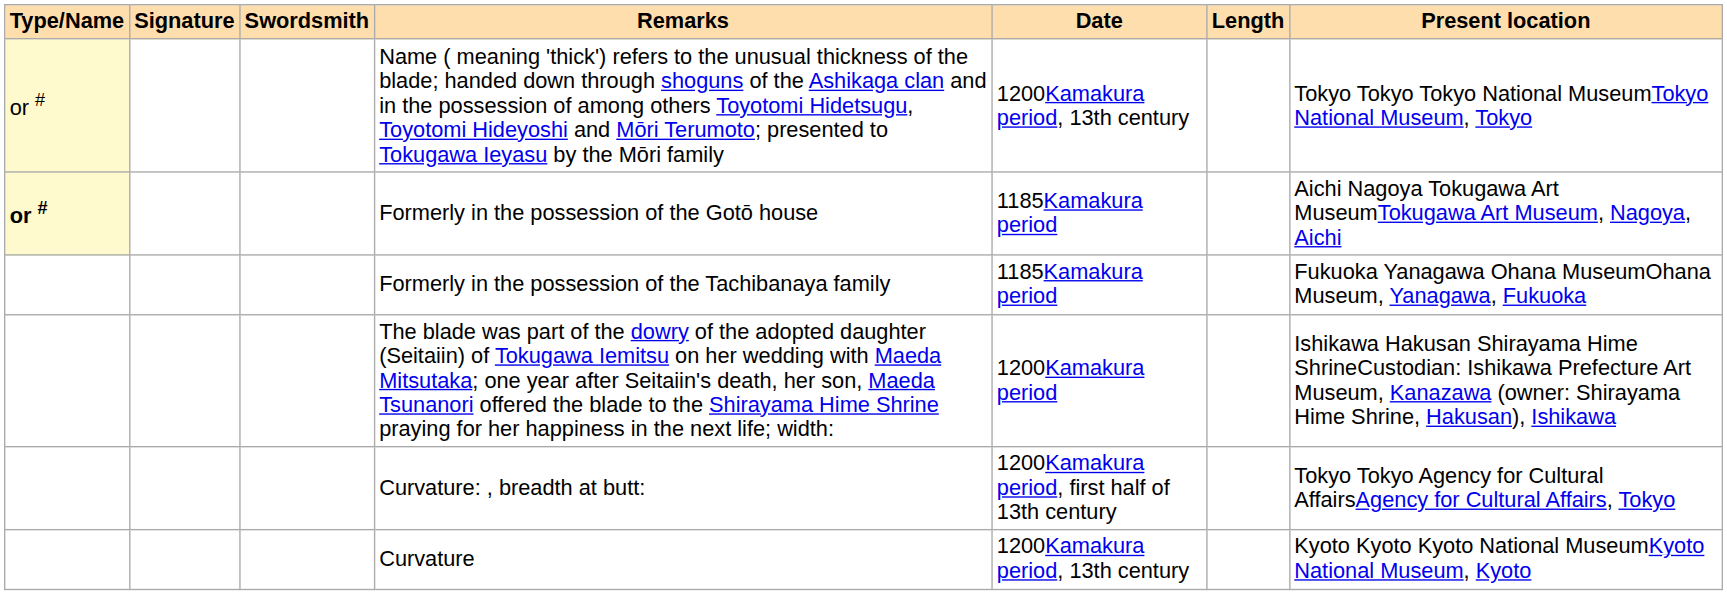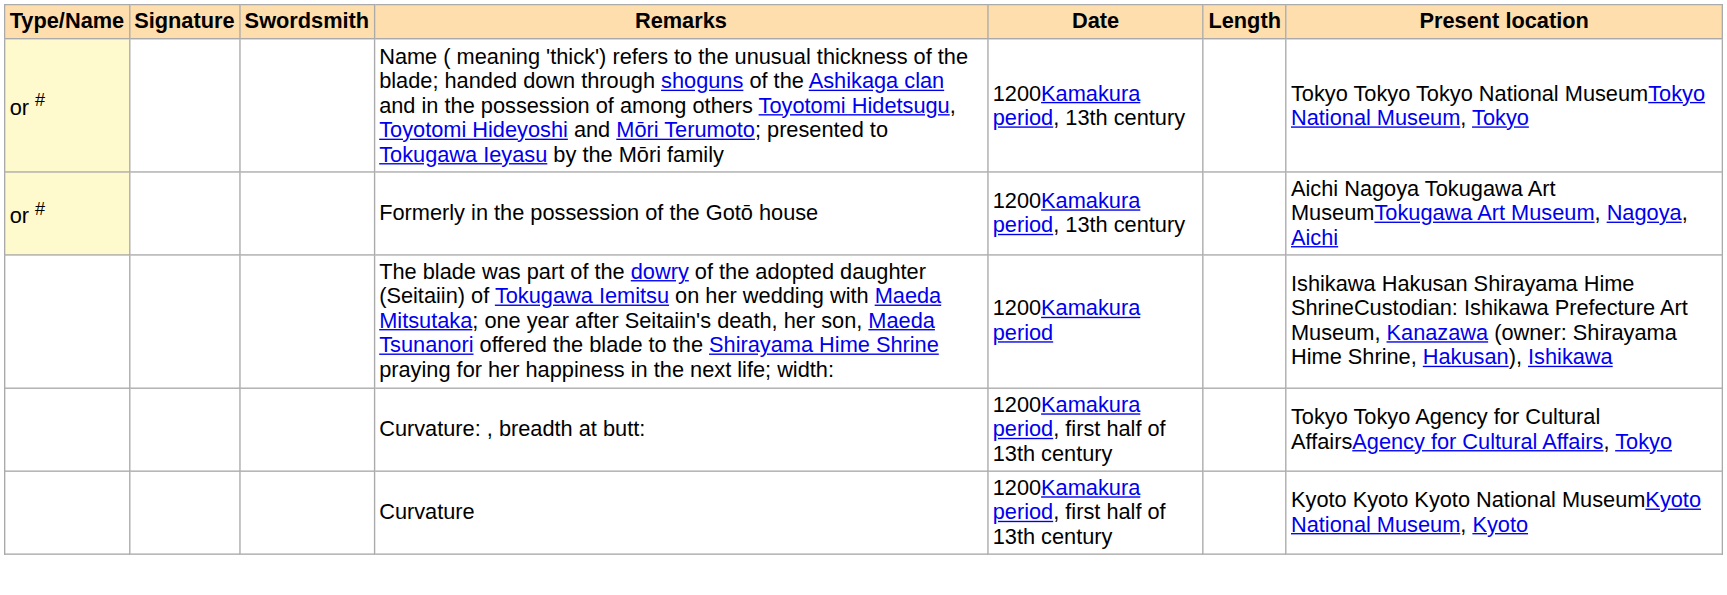(29, 213) bold -> (27, 213) normal
(1070, 213) 1185Kamakura period -> (1089, 213) 1200Kamakura period, 13th century
- row: (635, 284)
(1093, 559) 1200Kamakura period, 13th century -> (1079, 512) 1200Kamakura period, first half of 13th century
